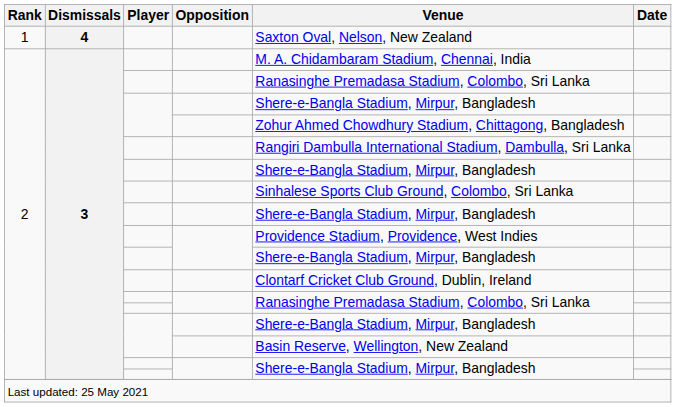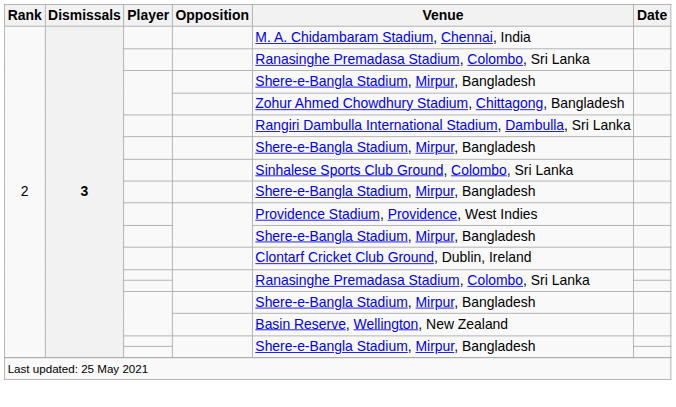- row: (25, 37)
